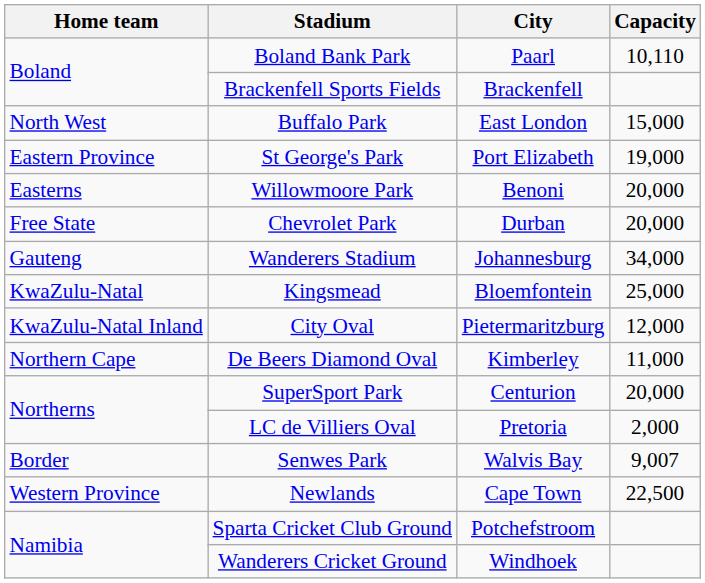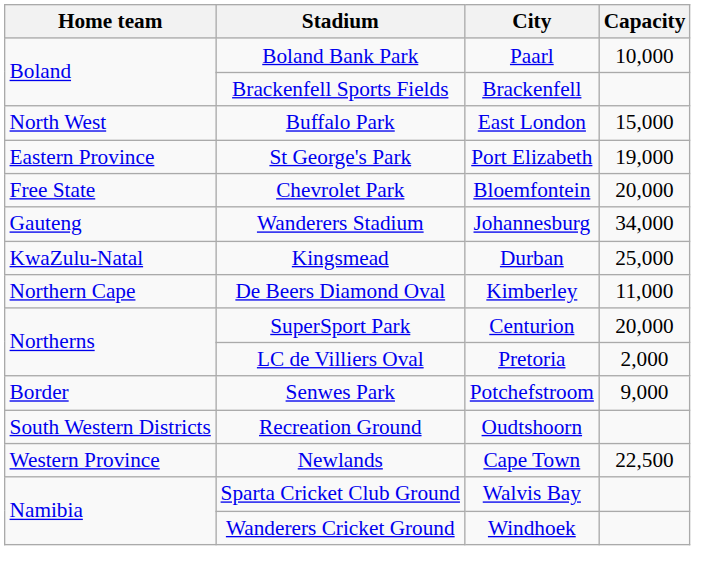(655, 55) 10,110 -> (644, 55) 10,000
- row: (332, 190)
(533, 223) Durban -> (532, 190) Bloemfontein
(533, 291) Bloemfontein -> (532, 257) Durban
- row: (332, 325)
(533, 460) Walvis Bay -> (532, 392) Potchefstroom
(655, 460) 9,007 -> (644, 392) 9,000
+ row: (340, 426)
(533, 527) Potchefstroom -> (532, 493) Walvis Bay
